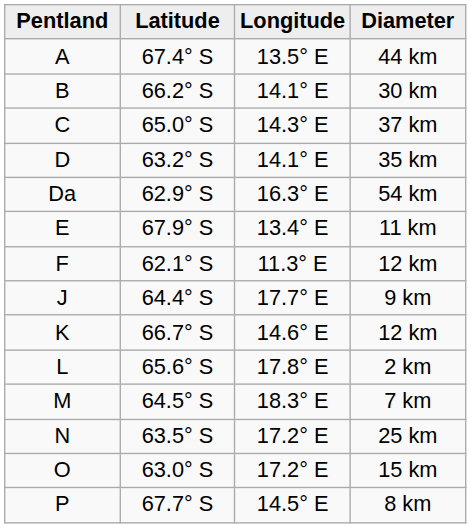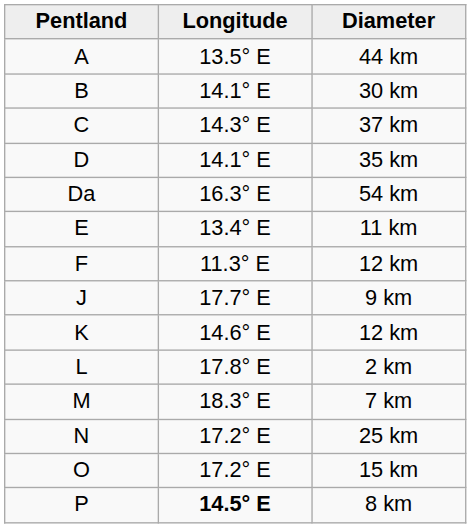- column: (177, 21)
(293, 504) normal -> (235, 504) bold
